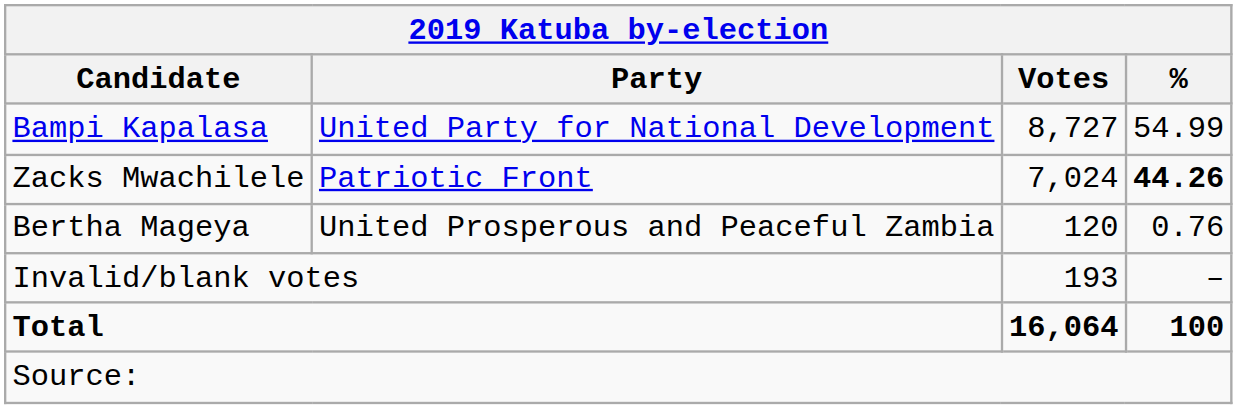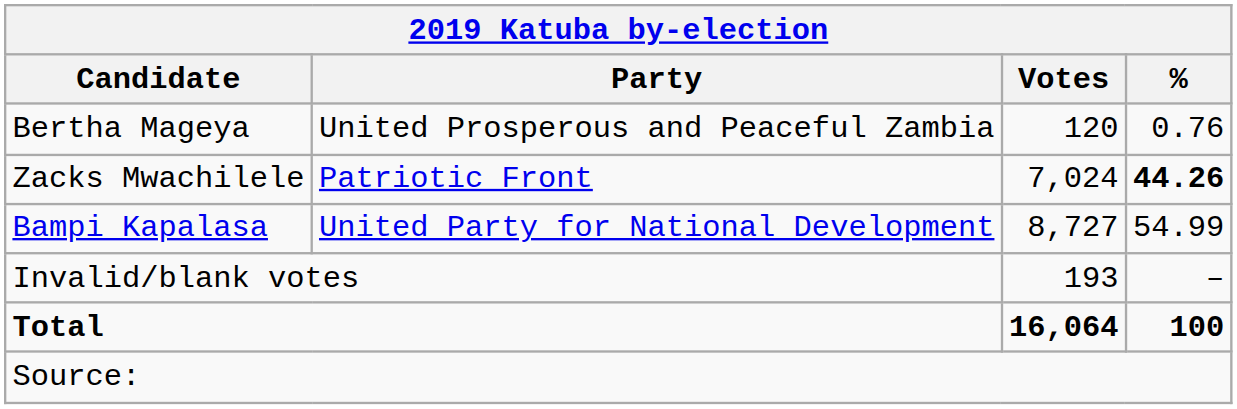rows swapped: (140, 129) <-> (131, 228)
